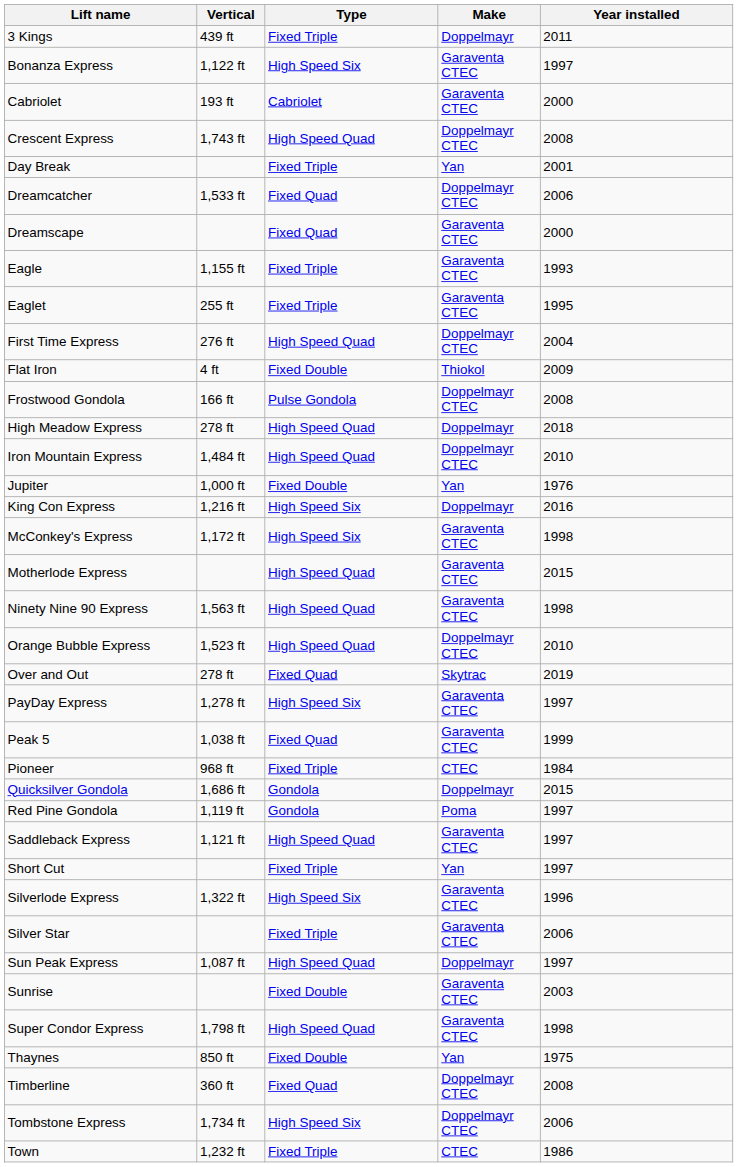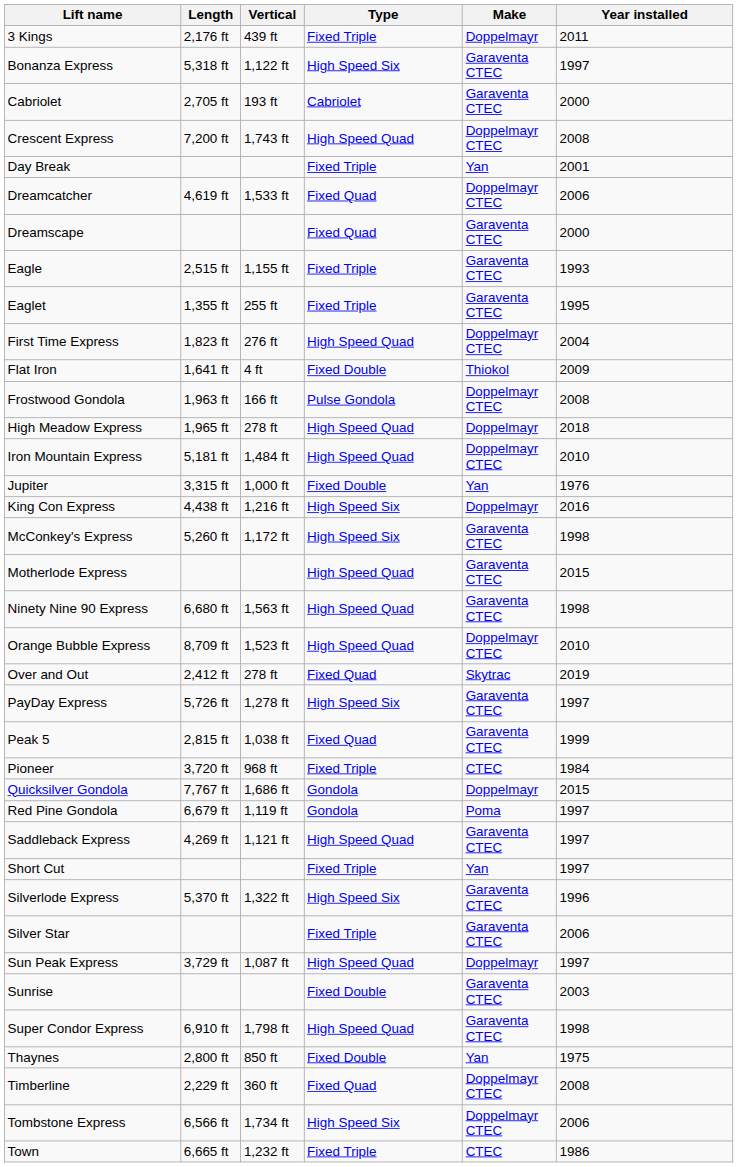+ column: (211, 15)
